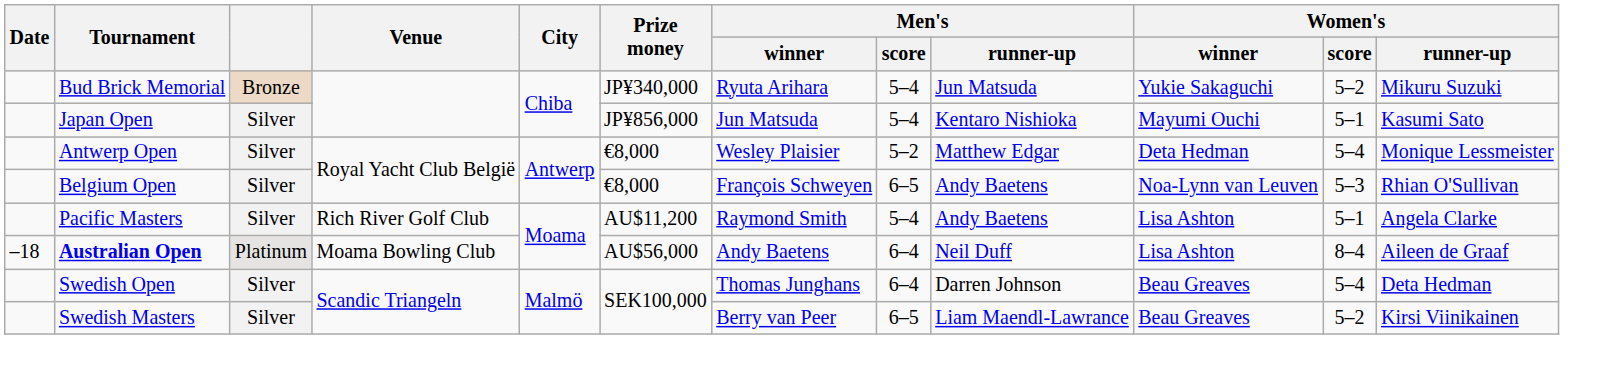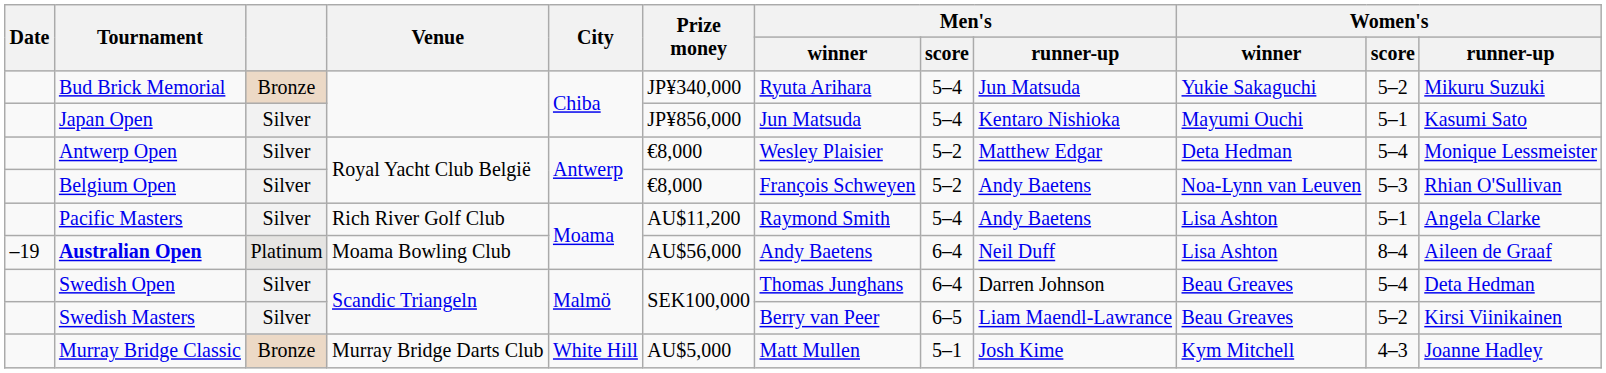(904, 185) 6–5 -> (947, 185) 5–2
(24, 251) –18 -> (24, 251) –19
+ row: (150, 350)
